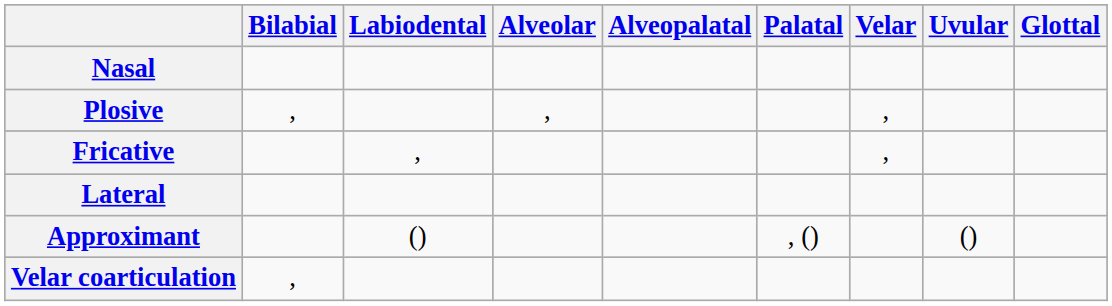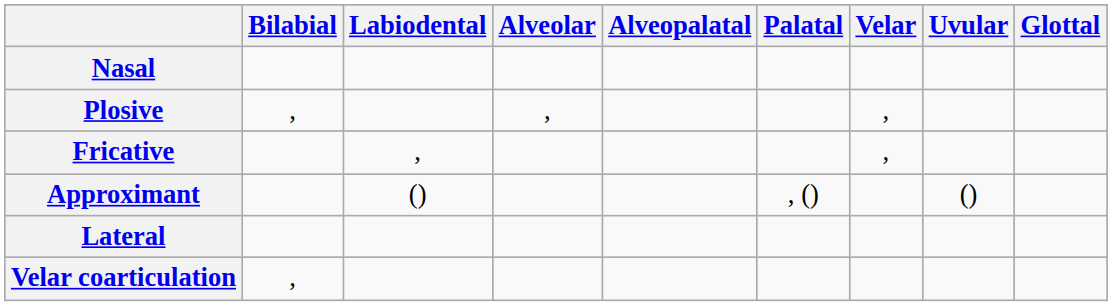rows swapped: (123, 236) <-> (123, 194)
